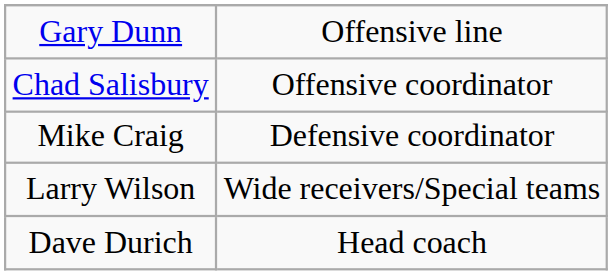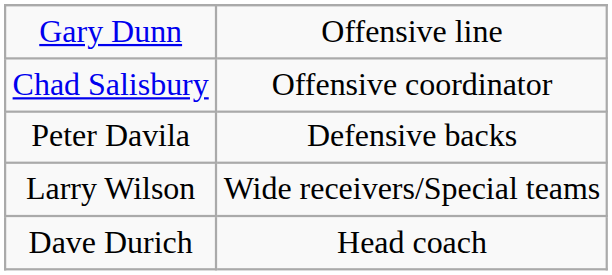- row: (111, 136)
+ row: (111, 136)
